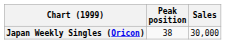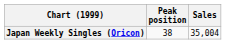(205, 33) 30,000 -> (205, 33) 35,004
